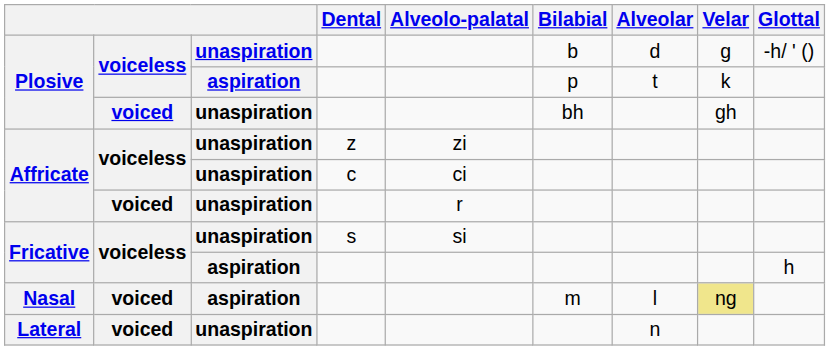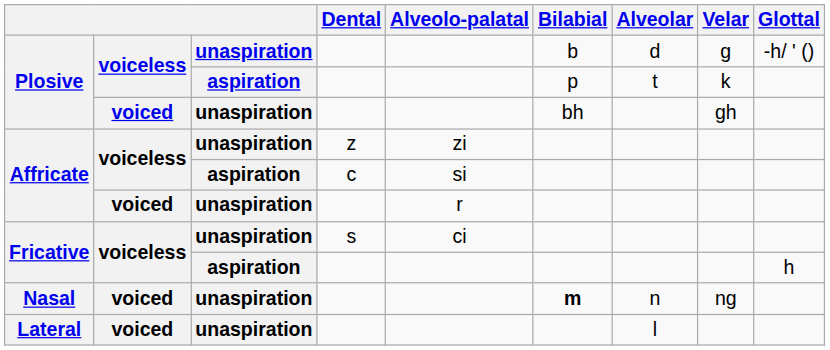(254, 174) unaspiration -> (254, 174) aspiration
(460, 174) ci -> (460, 174) si
(460, 236) si -> (460, 236) ci
(254, 298) aspiration -> (254, 298) unaspiration
(573, 298) normal -> (573, 298) bold
(655, 298) l -> (655, 298) n
(726, 298) khaki background -> (726, 298) no background
(655, 329) n -> (655, 329) l
